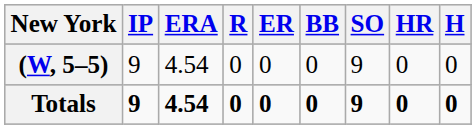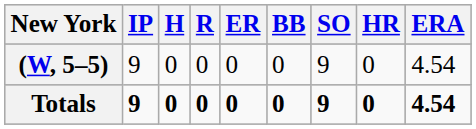columns swapped: (455, 24) <-> (191, 24)
